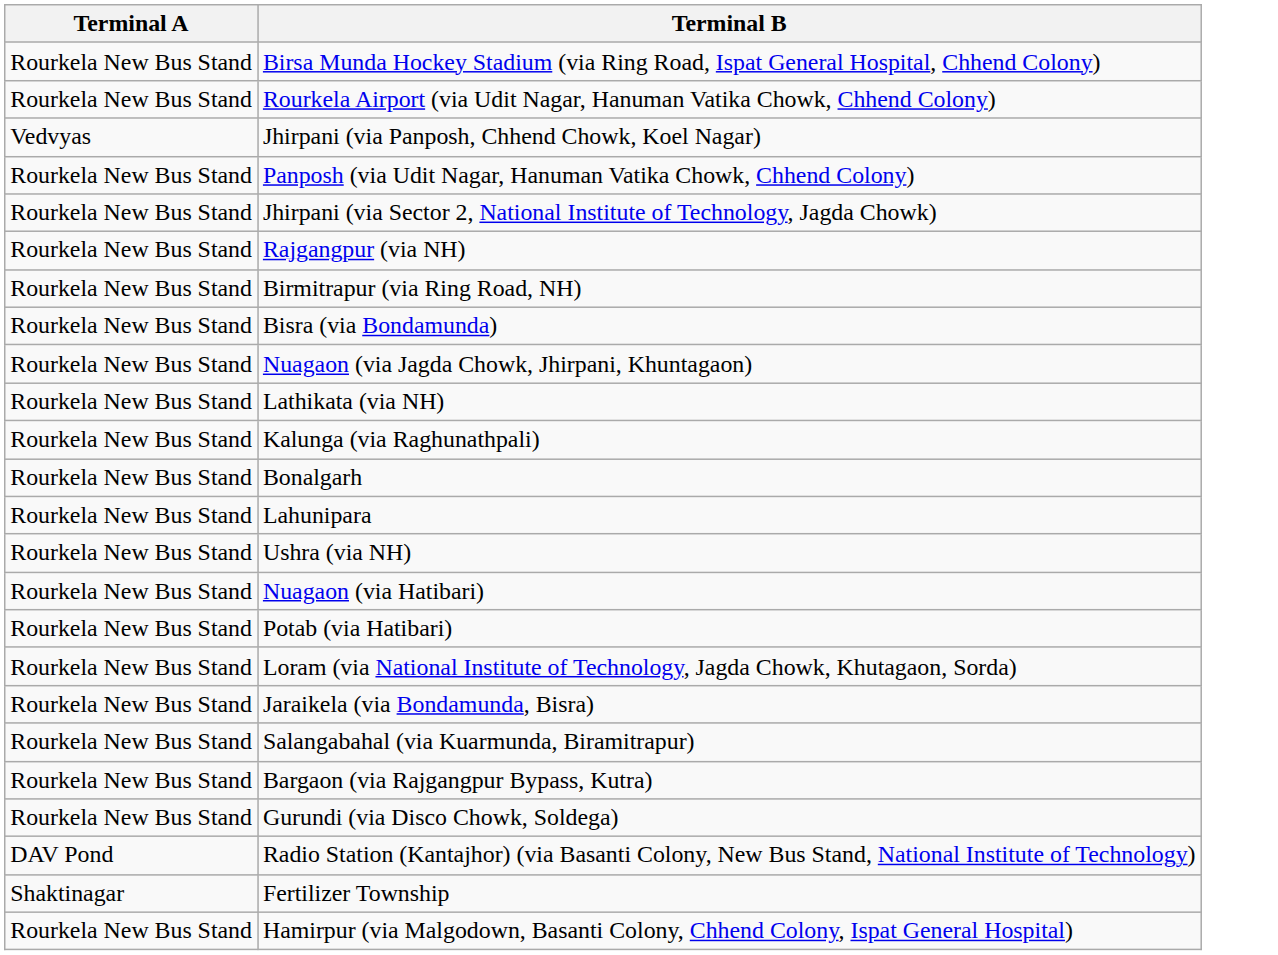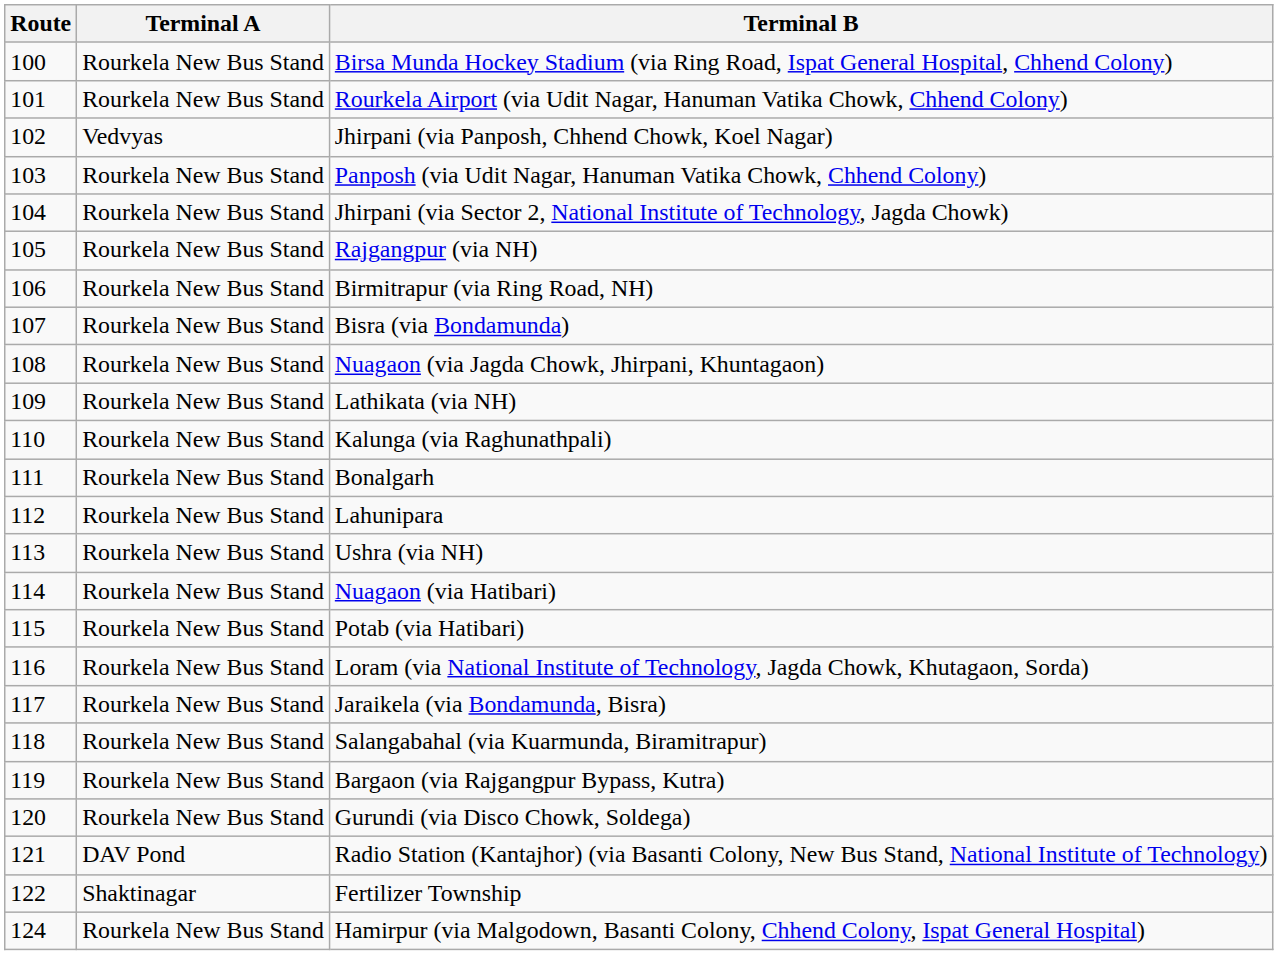+ column: (41, 23)
